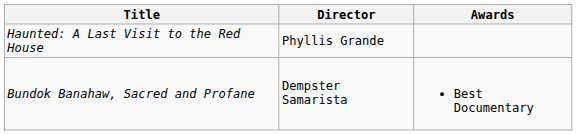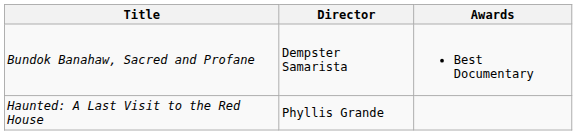rows swapped: (131, 94) <-> (124, 41)
